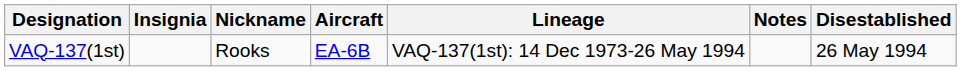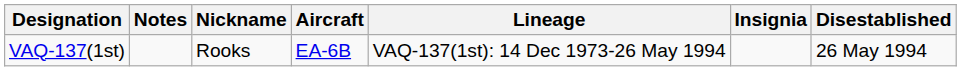columns swapped: (170, 19) <-> (780, 19)
